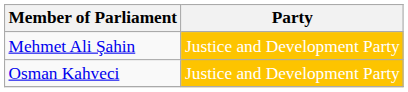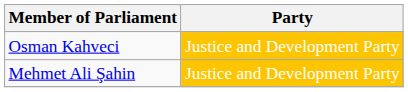rows swapped: (72, 45) <-> (64, 73)
